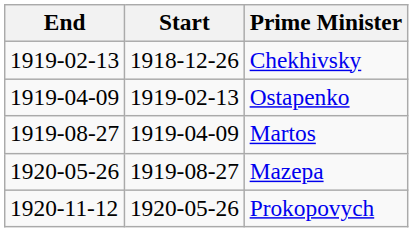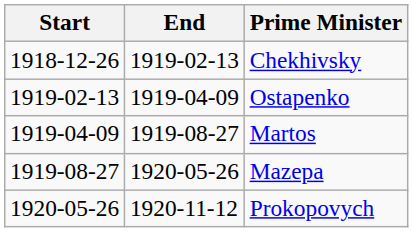columns swapped: (184, 23) <-> (65, 23)
